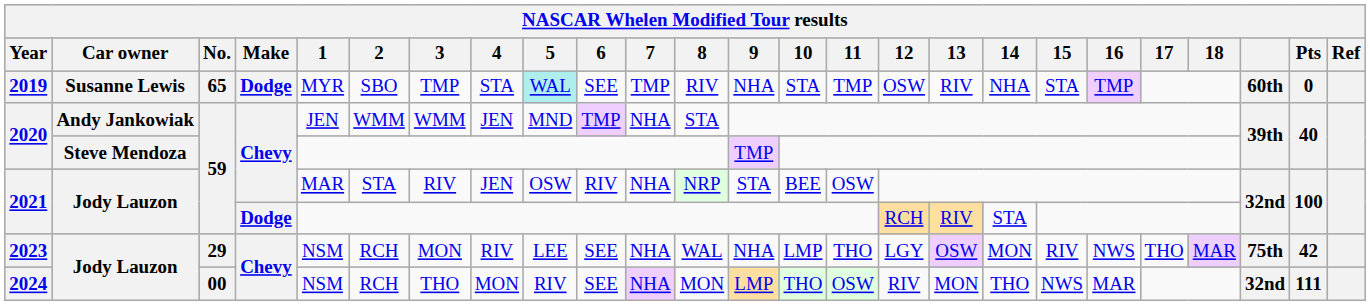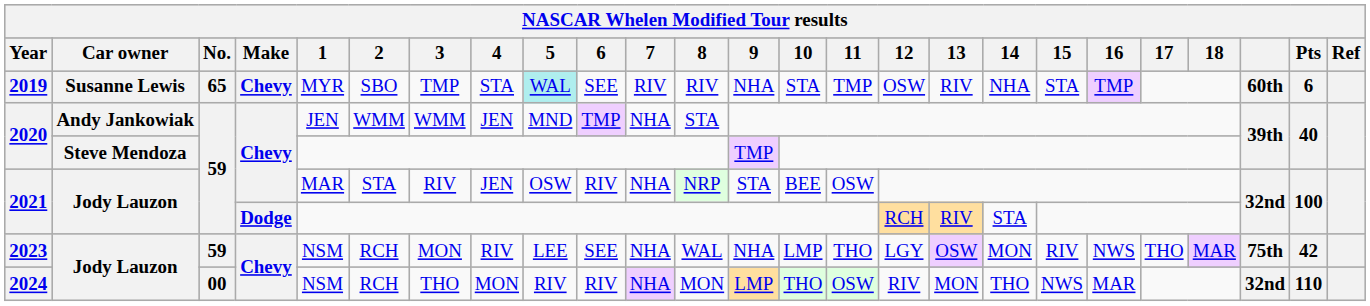(266, 86) Dodge -> (266, 86) Chevy
(650, 86) TMP -> (650, 86) RIV
(1308, 86) 0 -> (1308, 86) 6
(217, 250) 29 -> (217, 250) 59
(601, 283) SEE -> (601, 283) RIV
(1308, 283) 111 -> (1308, 283) 110
